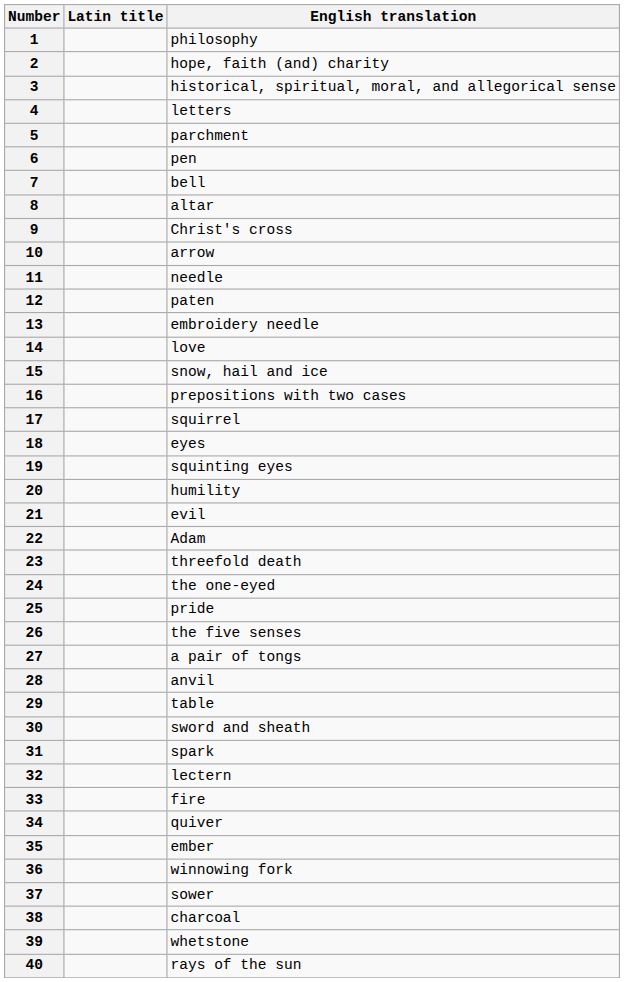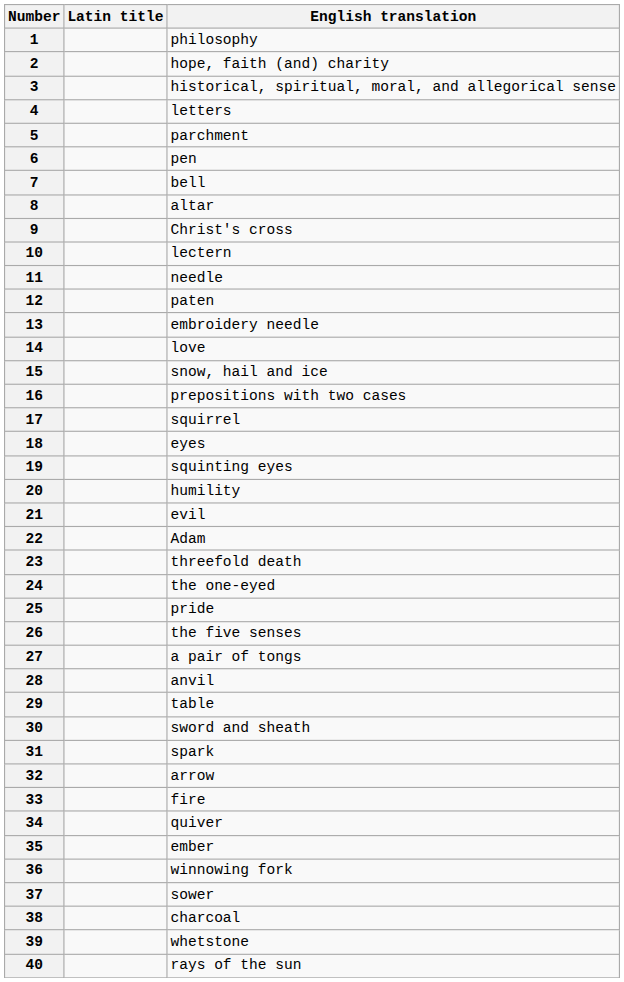(192, 254) arrow -> (201, 254) lectern
(201, 776) lectern -> (192, 776) arrow
